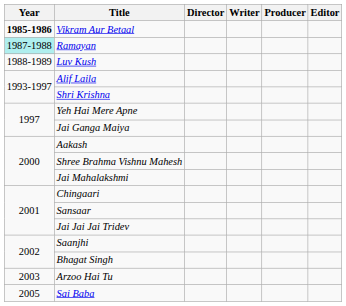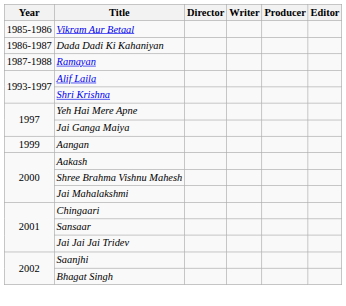(29, 29) bold -> (29, 29) normal
+ row: (110, 45)
(29, 45) paleturquoise background -> (29, 62) no background
- row: (76, 62)
+ row: (73, 144)
- row: (85, 276)
- row: (75, 293)
